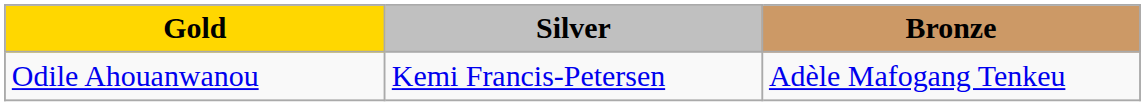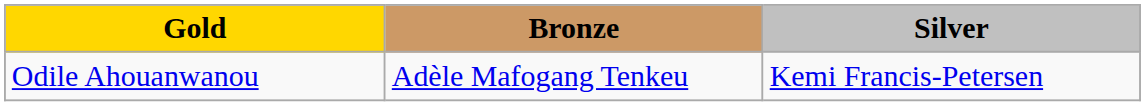columns swapped: (573, 28) <-> (951, 28)
